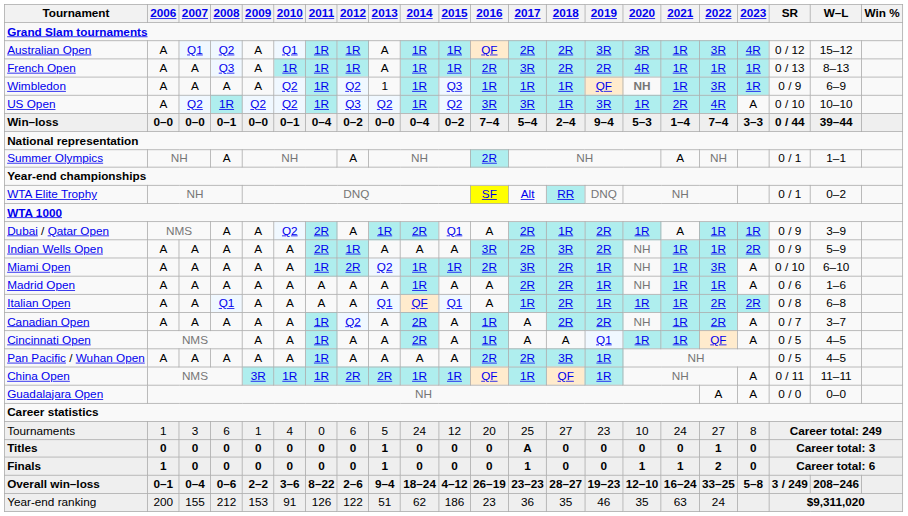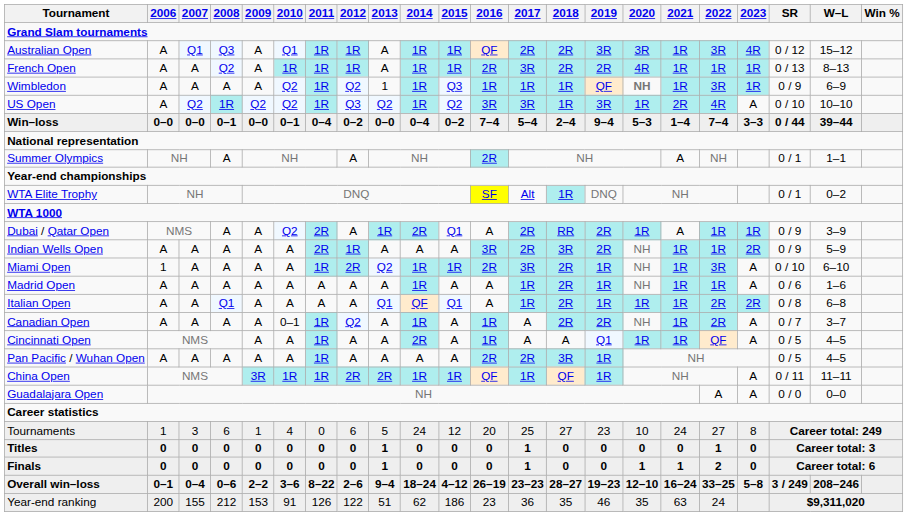(227, 50) Q2 -> (227, 50) Q3
(227, 68) Q3 -> (227, 68) Q2
(566, 195) RR -> (566, 195) 1R
(566, 231) 1R -> (566, 231) RR
(163, 267) A -> (163, 267) 1
(528, 285) 2R -> (528, 285) 1R
(290, 321) A -> (290, 321) 0–1
(420, 321) 2R -> (420, 321) 1R
(528, 448) A -> (528, 448) 1
(163, 466) 1 -> (163, 466) 0
